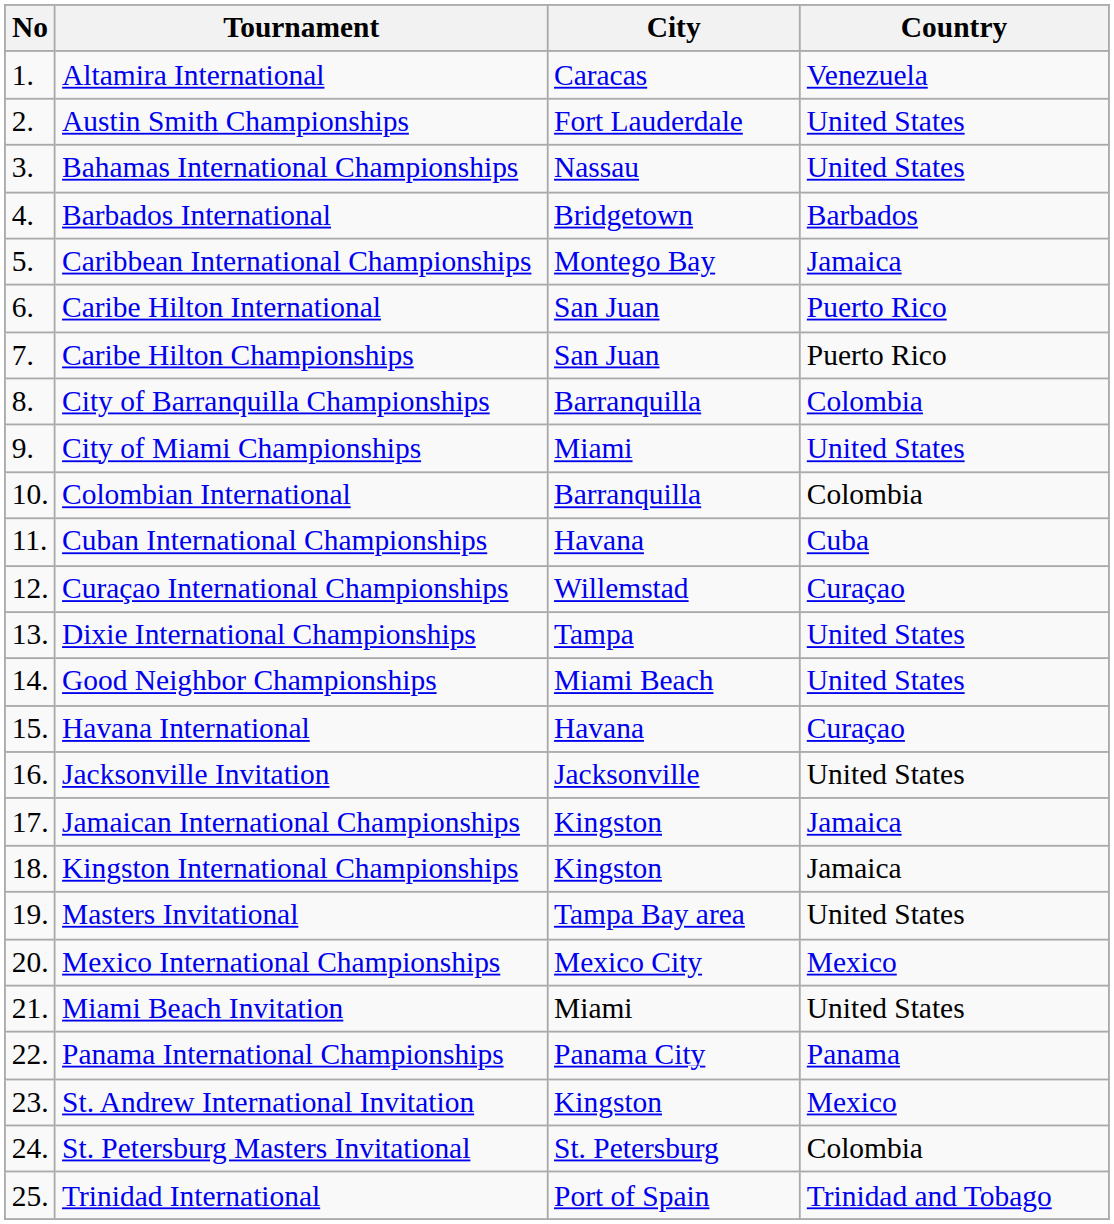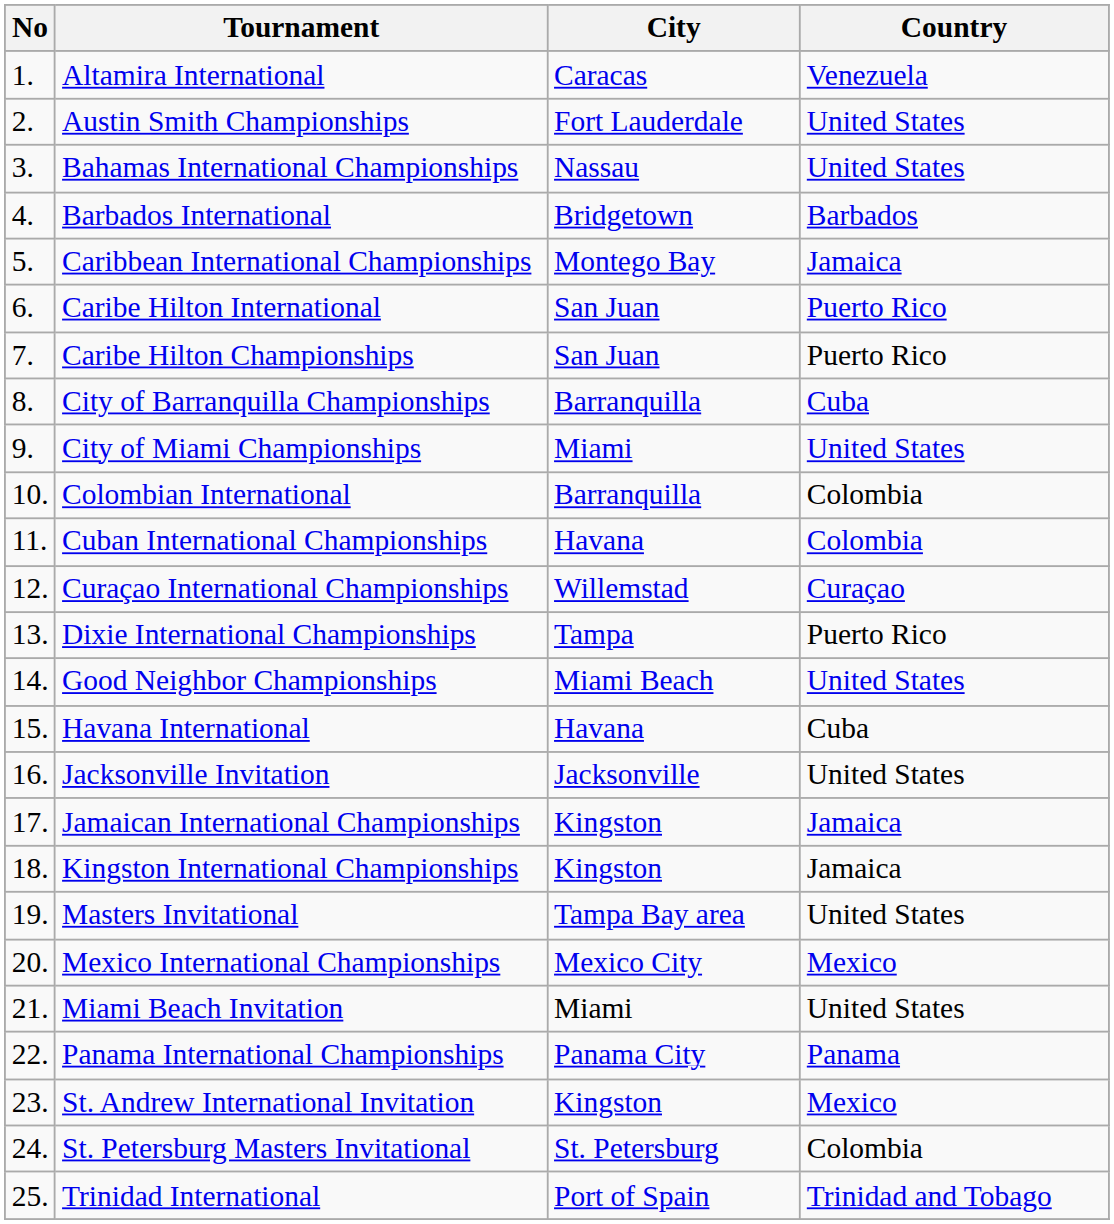(865, 401) Colombia -> (838, 401) Cuba
(838, 541) Cuba -> (865, 541) Colombia
(886, 634) United States -> (877, 634) Puerto Rico
(856, 728) Curaçao -> (838, 728) Cuba
